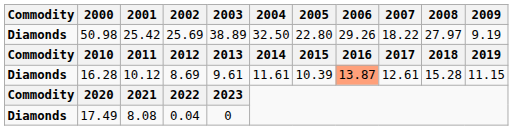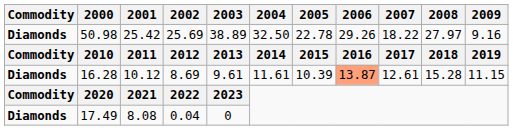(314, 35) 22.80 -> (314, 35) 22.78
(486, 35) 9.19 -> (486, 35) 9.16
